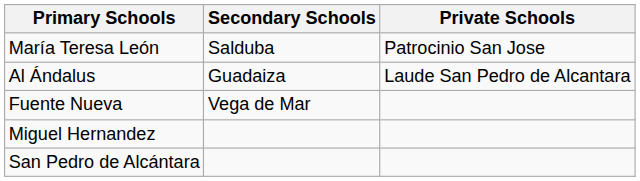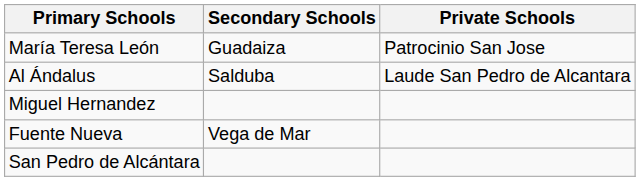(241, 47) Salduba -> (247, 47) Guadaiza
(247, 76) Guadaiza -> (241, 76) Salduba
rows swapped: (66, 104) <-> (82, 133)
